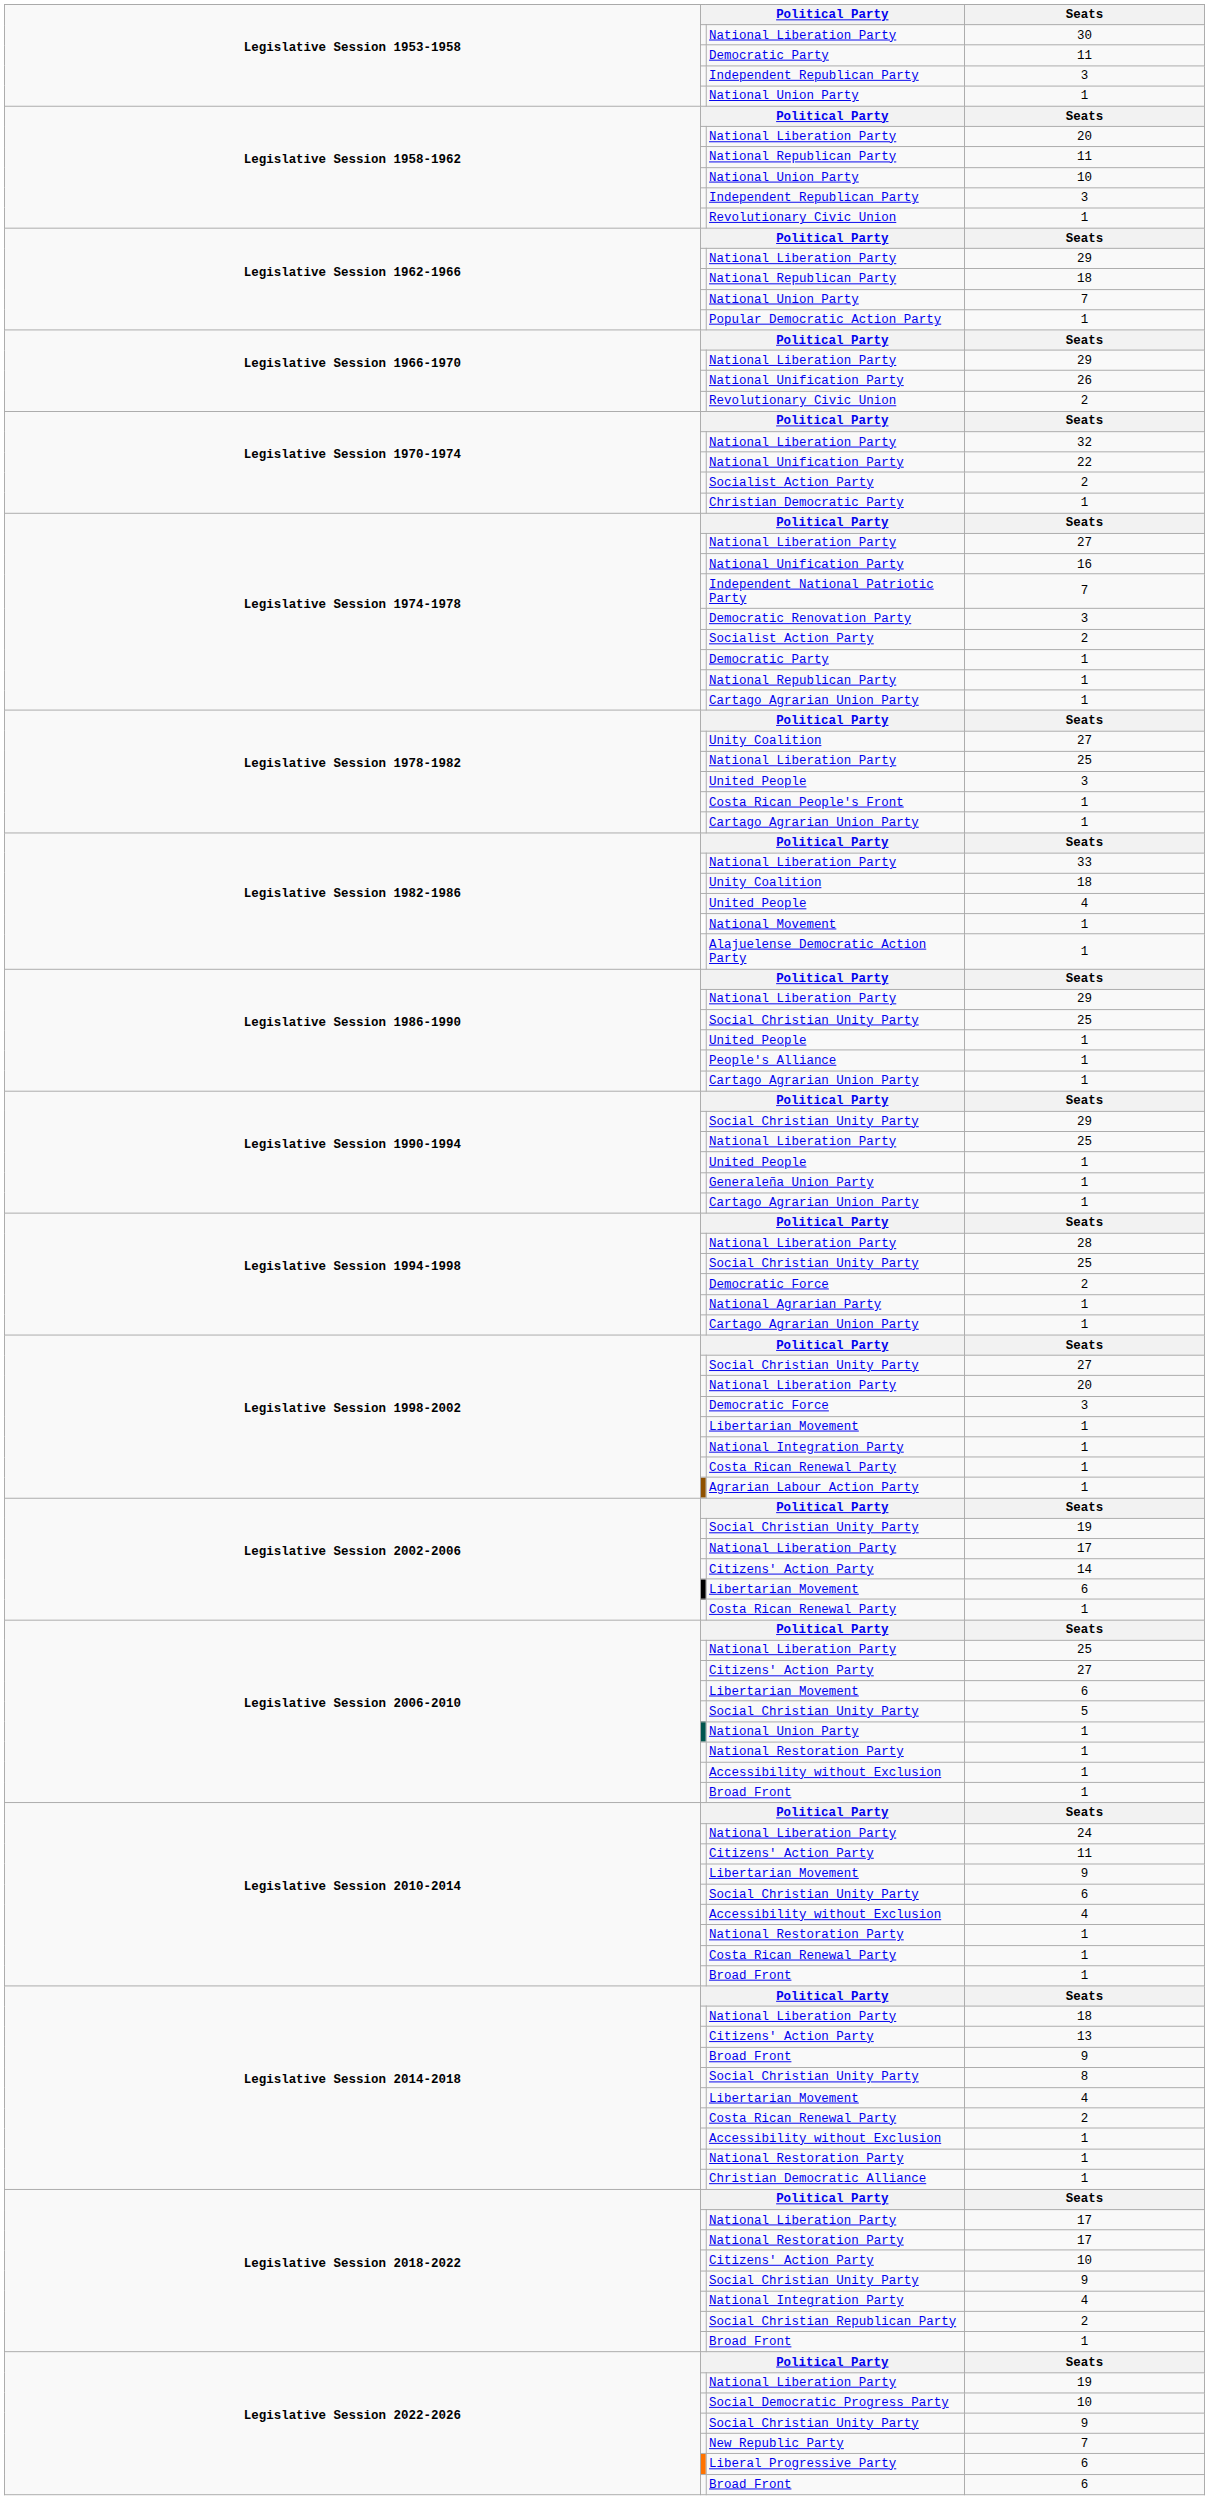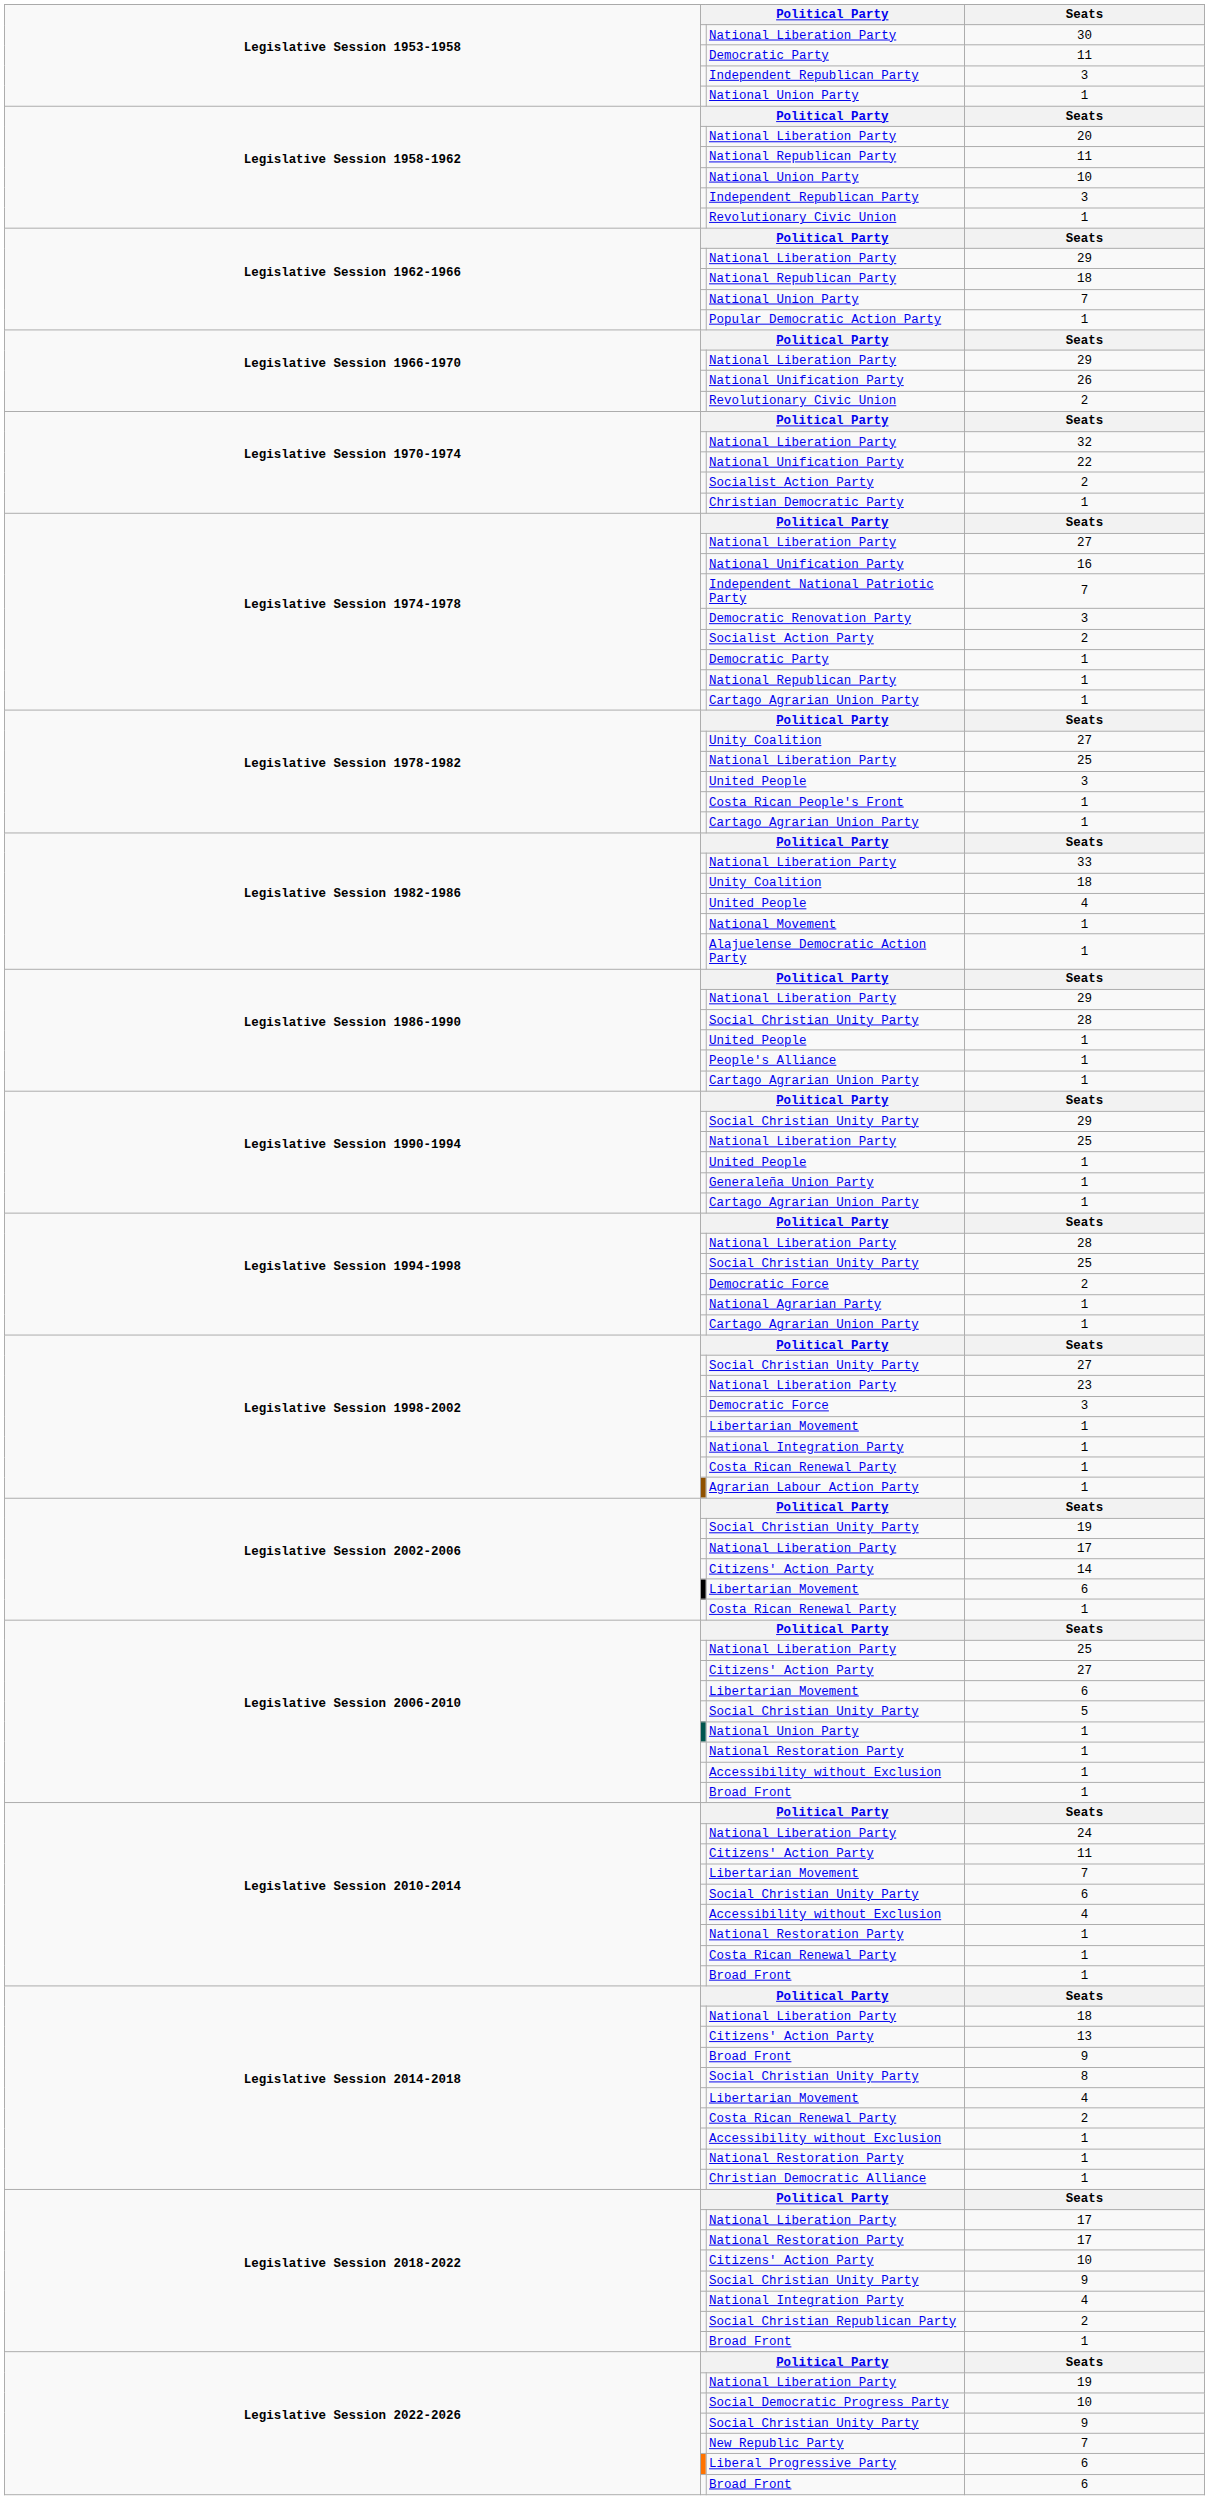(1084, 1020) 25 -> (1084, 1020) 28
(1084, 1386) 20 -> (1084, 1386) 23
(1084, 1874) 9 -> (1084, 1874) 7
